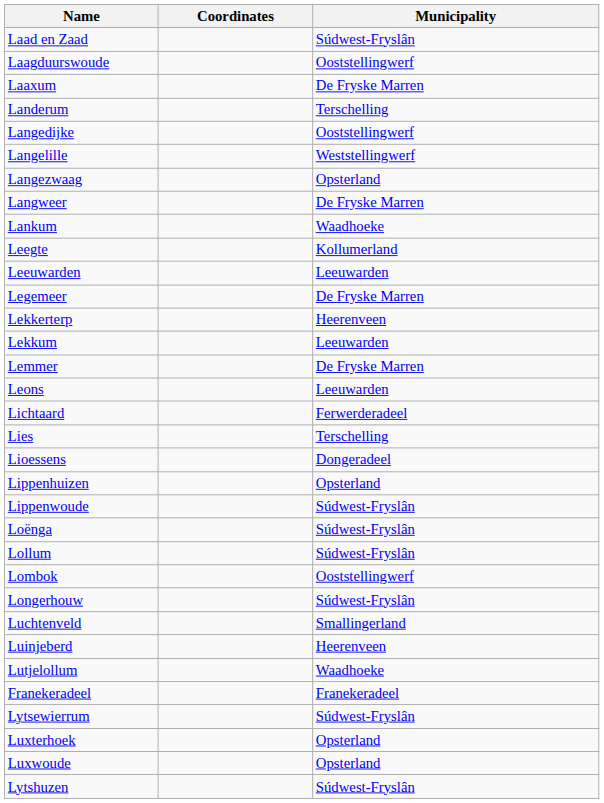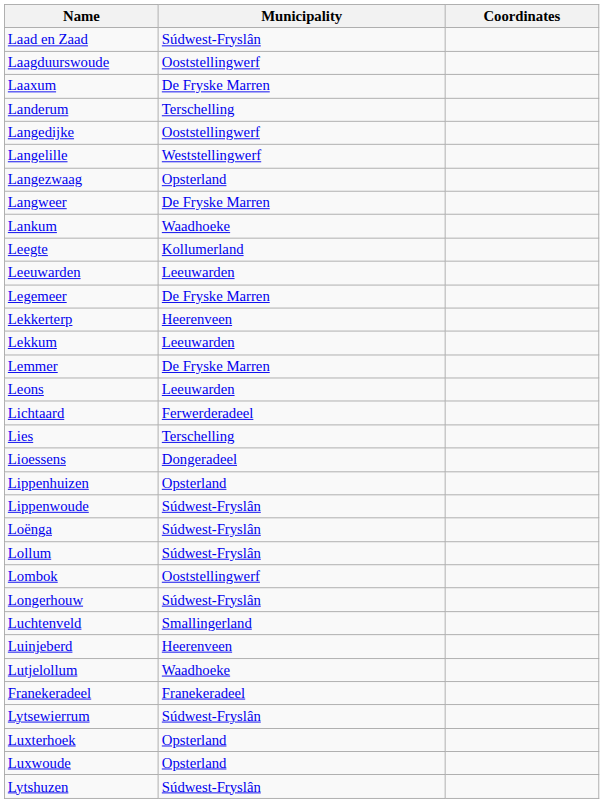columns swapped: (456, 16) <-> (235, 16)
